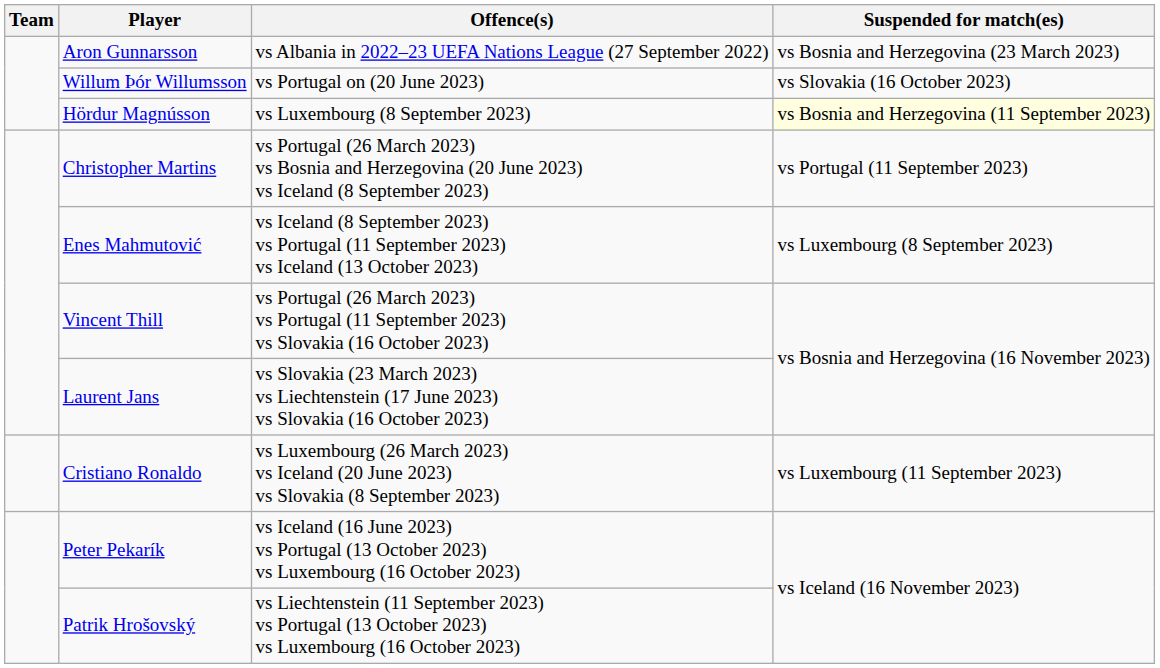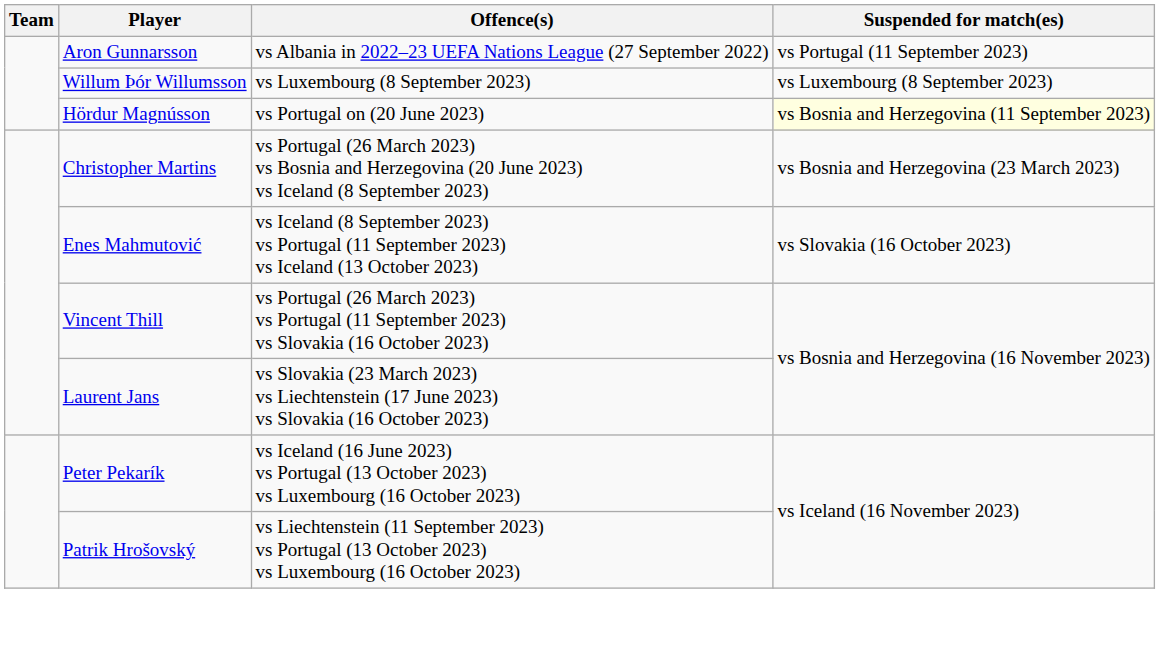(948, 51) vs Bosnia and Herzegovina (23 March 2023) -> (903, 51) vs Portugal (11 September 2023)
(370, 83) vs Portugal on (20 June 2023) -> (393, 83) vs Luxembourg (8 September 2023)
(894, 83) vs Slovakia (16 October 2023) -> (915, 83) vs Luxembourg (8 September 2023)
(393, 114) vs Luxembourg (8 September 2023) -> (370, 114) vs Portugal on (20 June 2023)
(903, 168) vs Portugal (11 September 2023) -> (948, 168) vs Bosnia and Herzegovina (23 March 2023)
(915, 244) vs Luxembourg (8 September 2023) -> (894, 244) vs Slovakia (16 October 2023)
- row: (132, 473)
